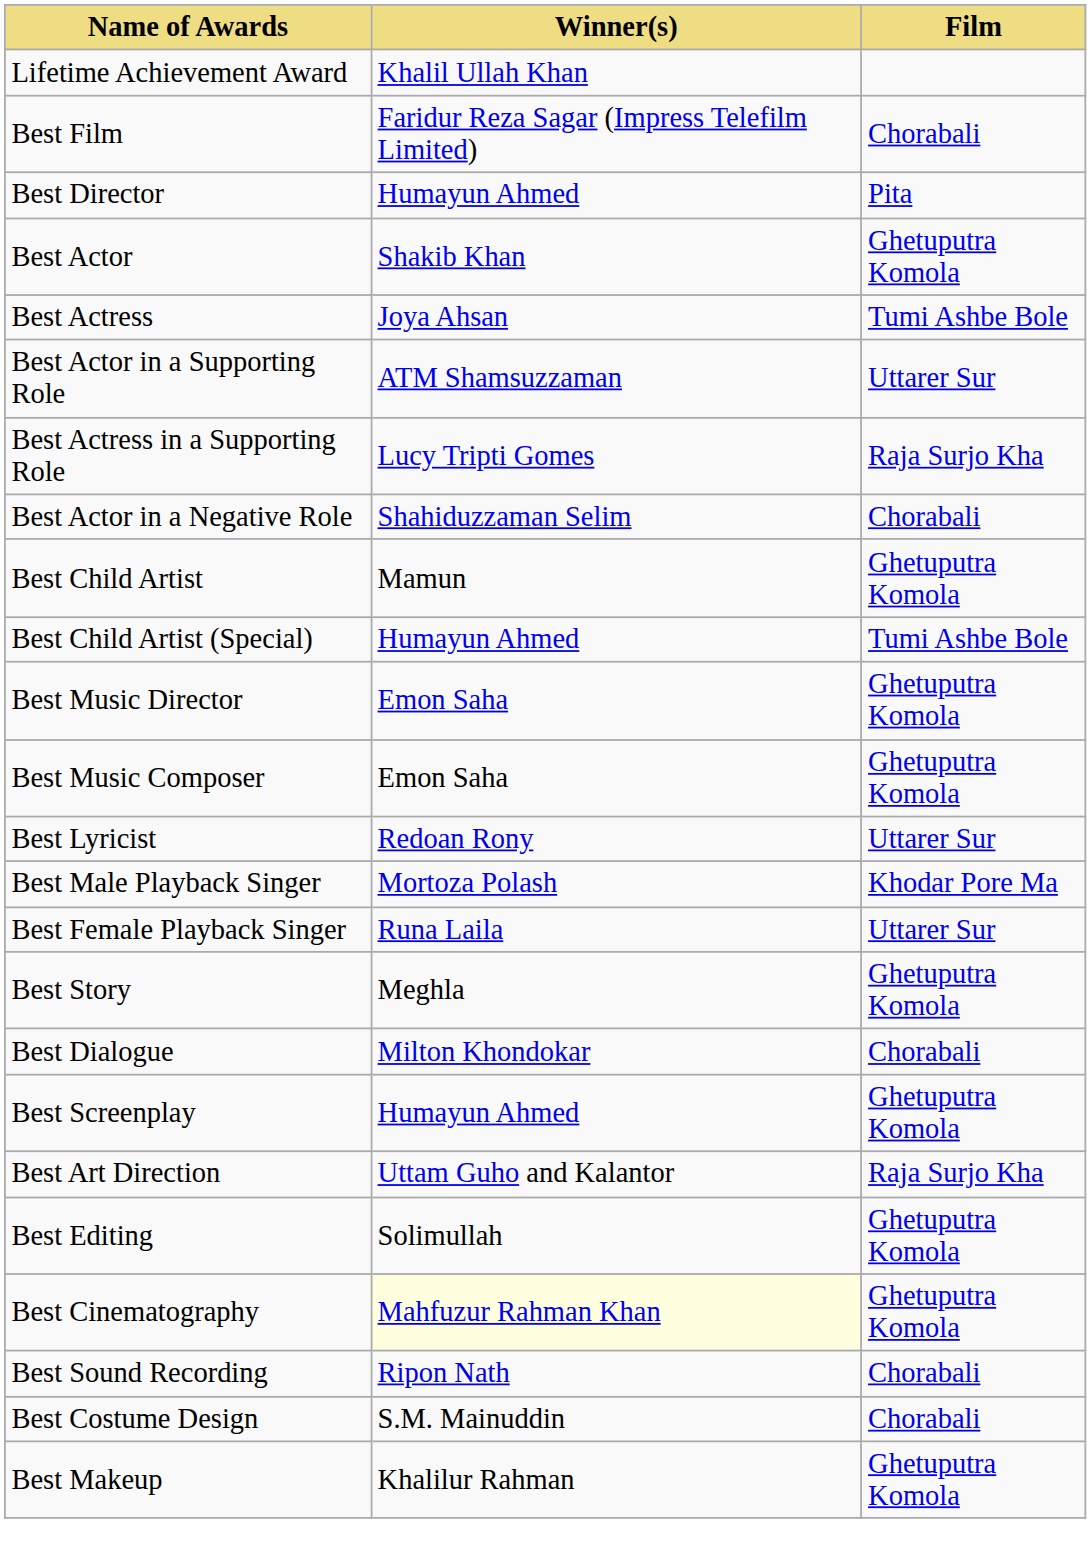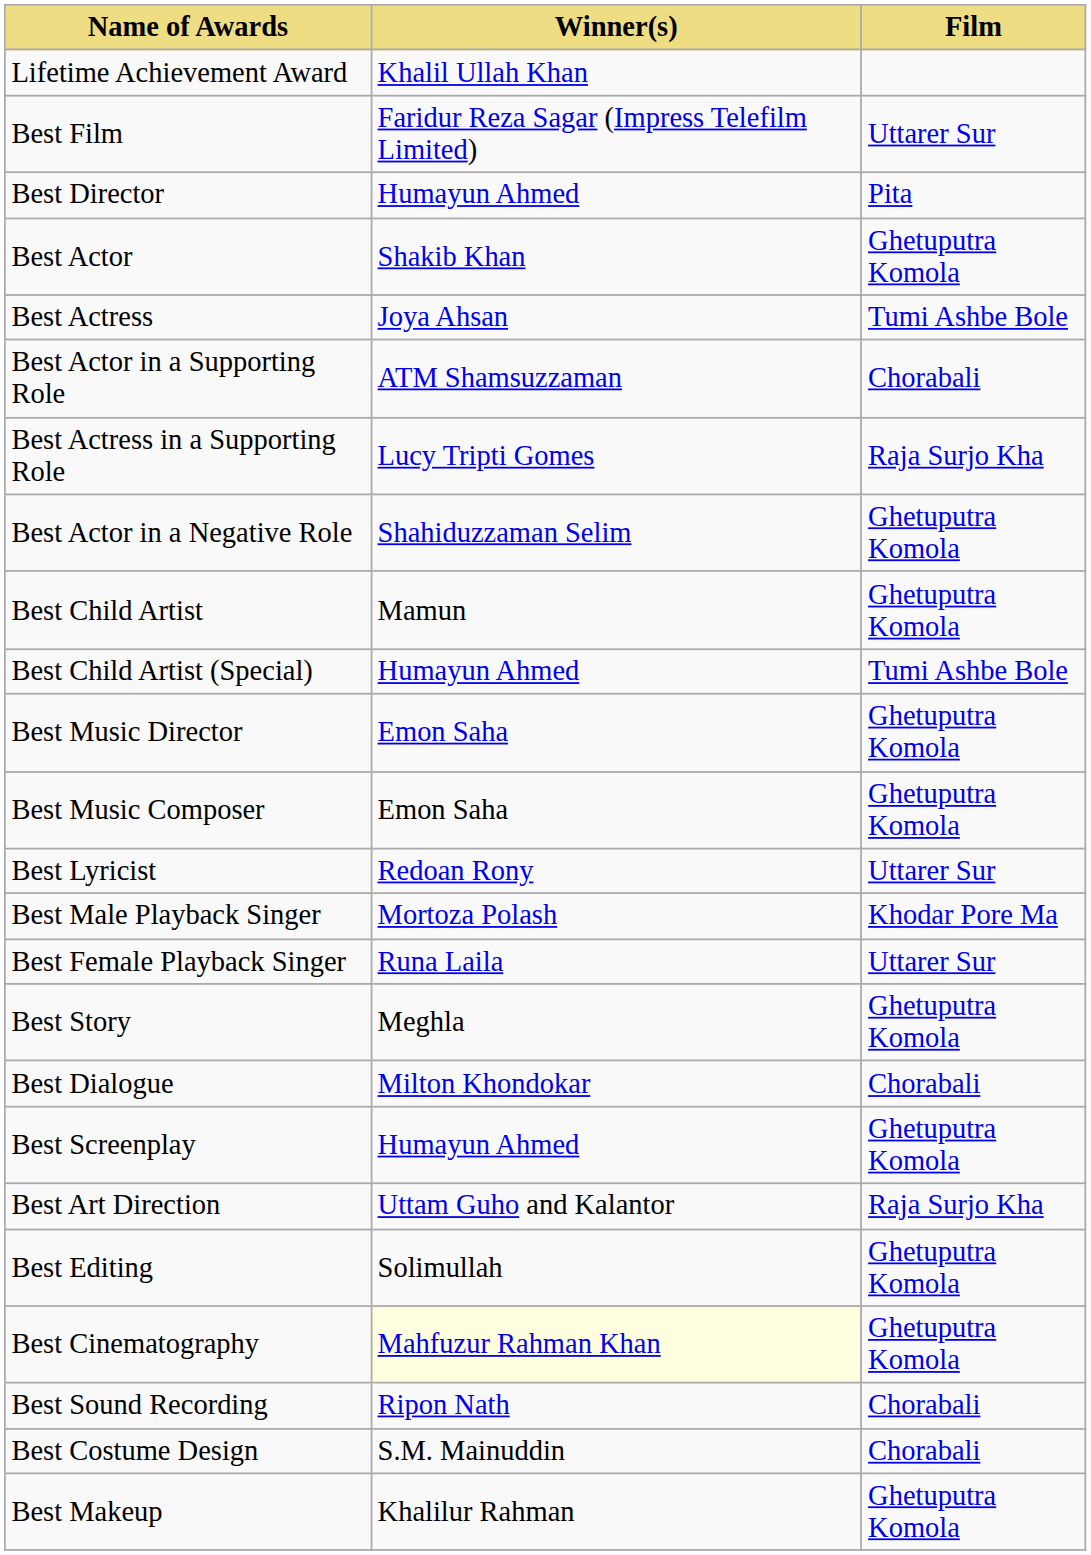(924, 133) Chorabali -> (932, 133) Uttarer Sur
(932, 378) Uttarer Sur -> (924, 378) Chorabali
(924, 516) Chorabali -> (932, 532) Ghetuputra Komola
